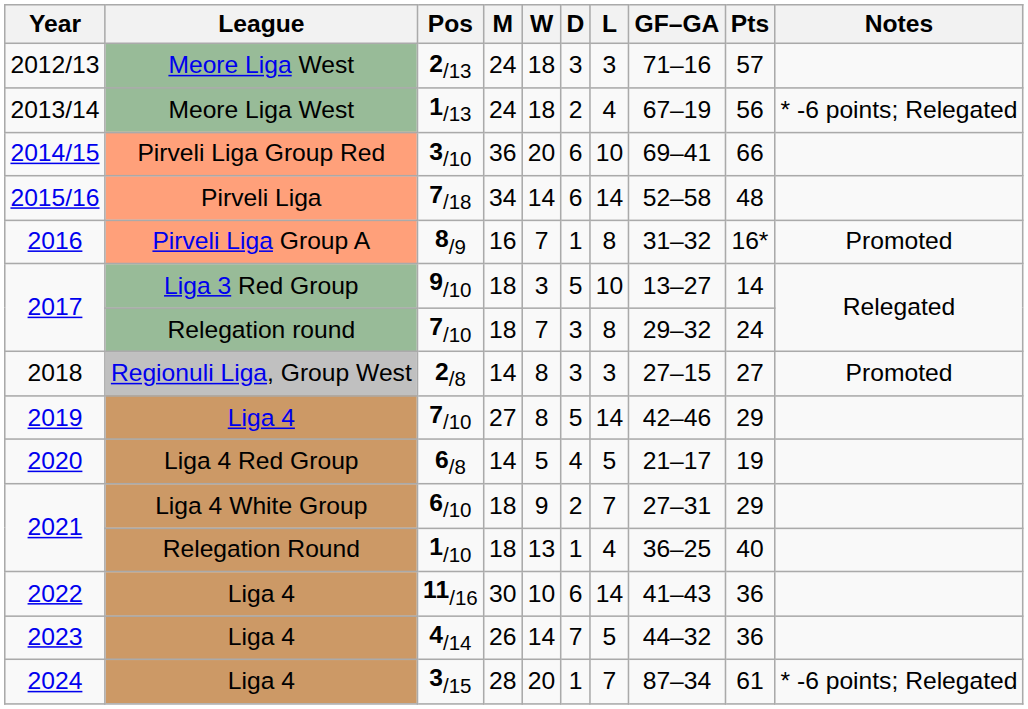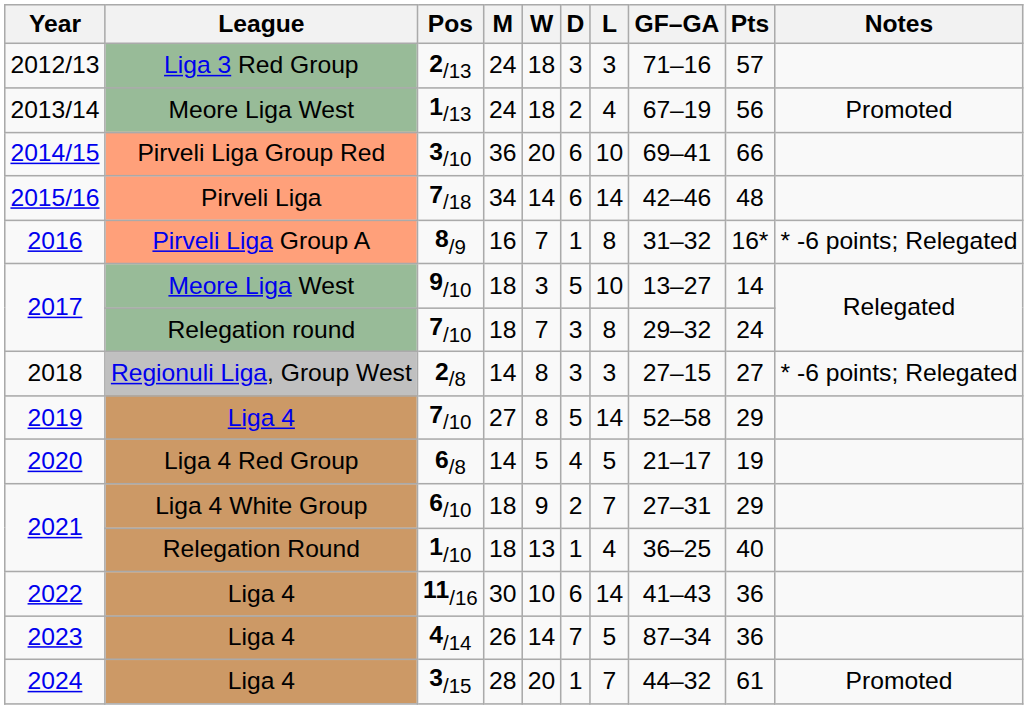(261, 65) Meore Liga West -> (261, 65) Liga 3 Red Group
(899, 109) * -6 points; Relegated -> (899, 109) Promoted
(677, 197) 52–58 -> (677, 197) 42–46
(899, 241) Promoted -> (899, 241) * -6 points; Relegated
(261, 285) Liga 3 Red Group -> (261, 285) Meore Liga West
(899, 373) Promoted -> (899, 373) * -6 points; Relegated
(677, 417) 42–46 -> (677, 417) 52–58
(677, 637) 44–32 -> (677, 637) 87–34
(677, 681) 87–34 -> (677, 681) 44–32
(899, 681) * -6 points; Relegated -> (899, 681) Promoted
